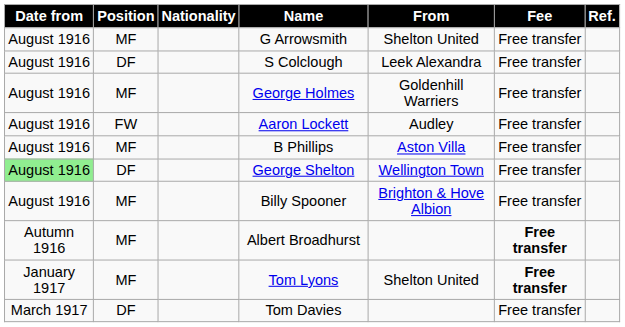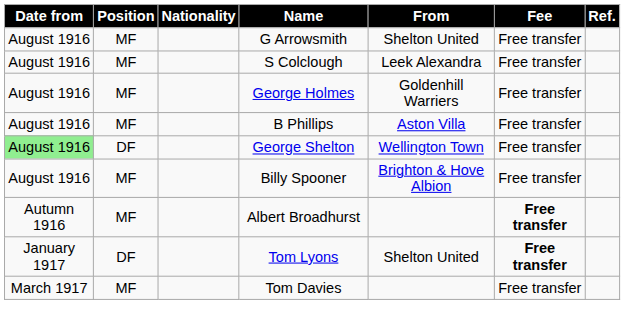(126, 62) DF -> (126, 62) MF
- row: (303, 124)
(126, 280) MF -> (126, 257) DF
(126, 311) DF -> (126, 288) MF
